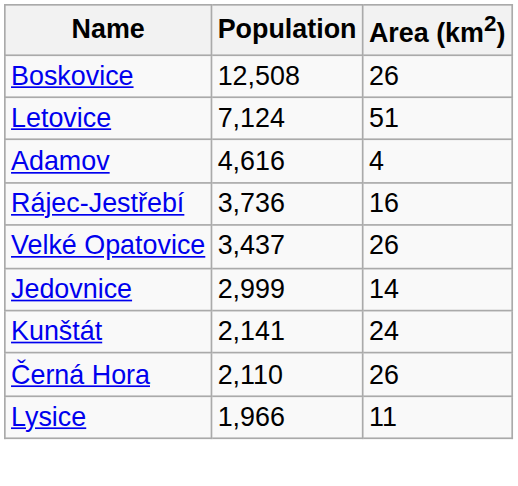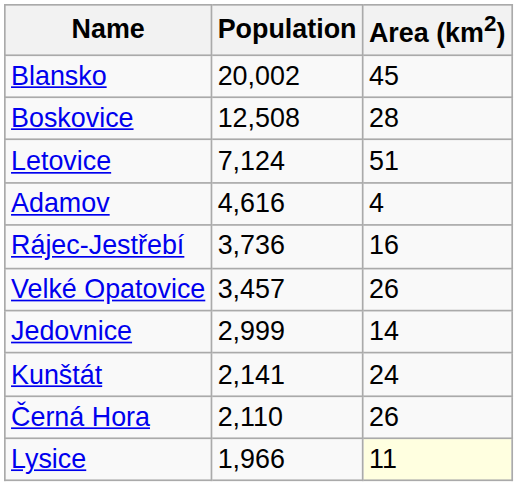+ row: (59, 75)
(384, 75) 26 -> (384, 118) 28
(251, 246) 3,437 -> (251, 288) 3,457
(383, 416) no background -> (383, 459) lightyellow background
